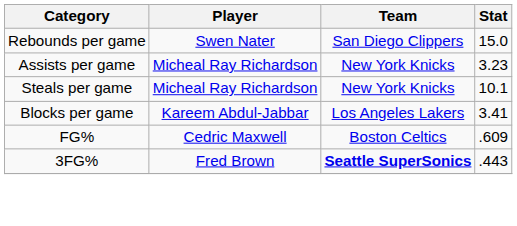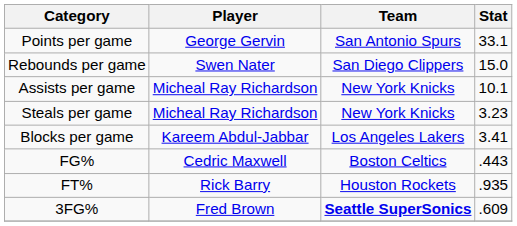+ row: (77, 40)
(493, 64) 3.23 -> (493, 88) 10.1
(493, 88) 10.1 -> (493, 112) 3.23
(493, 137) .609 -> (493, 161) .443
+ row: (77, 185)
(493, 161) .443 -> (493, 209) .609
